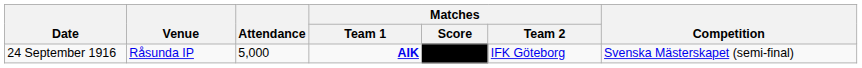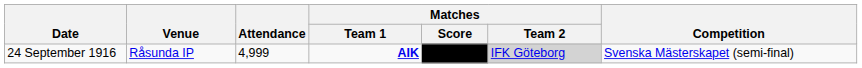(254, 54) 5,000 -> (254, 54) 4,999
(528, 54) no background -> (528, 54) lightgrey background
